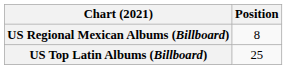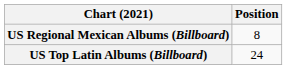(257, 54) 25 -> (257, 54) 24
